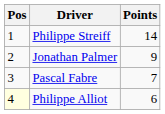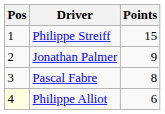(151, 36) 14 -> (151, 36) 15
(154, 78) 7 -> (154, 78) 8
